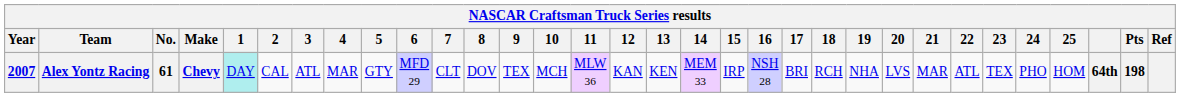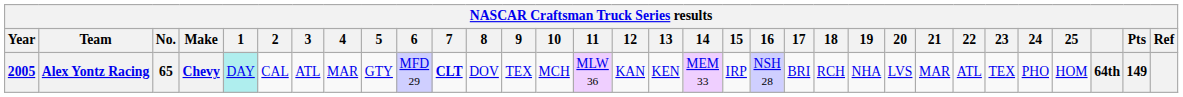(22, 72) 2007 -> (22, 72) 2005
(166, 72) 61 -> (166, 72) 65
(448, 72) normal -> (449, 72) bold
(1135, 72) 198 -> (1137, 72) 149
